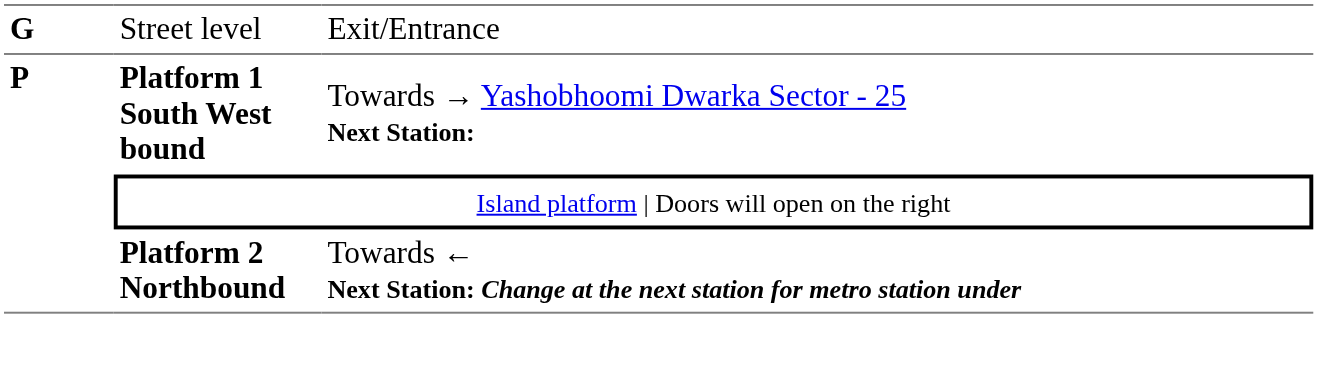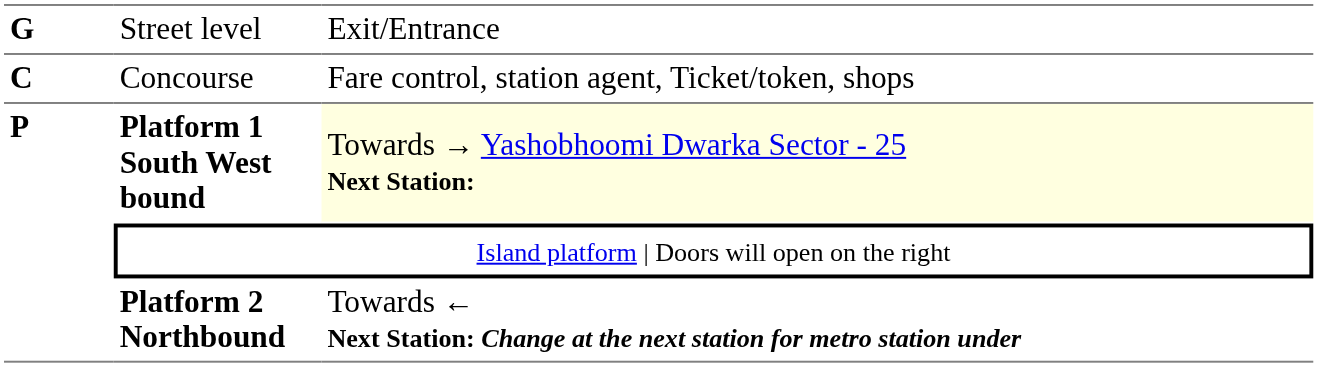+ row: (187, 78)
(617, 113) no background -> (617, 162) lightyellow background
